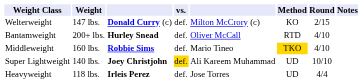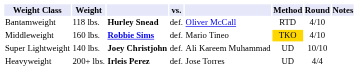- row: (28, 23)
(89, 35) 200+ lbs. -> (86, 23) 118 lbs.
(181, 61) gold background -> (176, 48) no background
(86, 74) 118 lbs. -> (89, 61) 200+ lbs.
